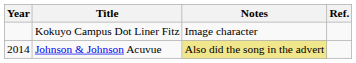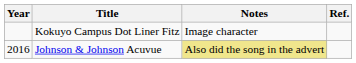(18, 49) 2014 -> (18, 49) 2016
